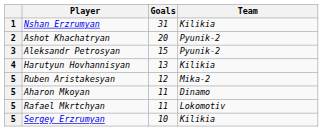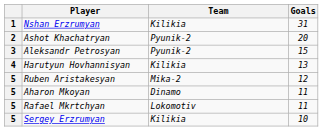columns swapped: (248, 11) <-> (163, 11)
